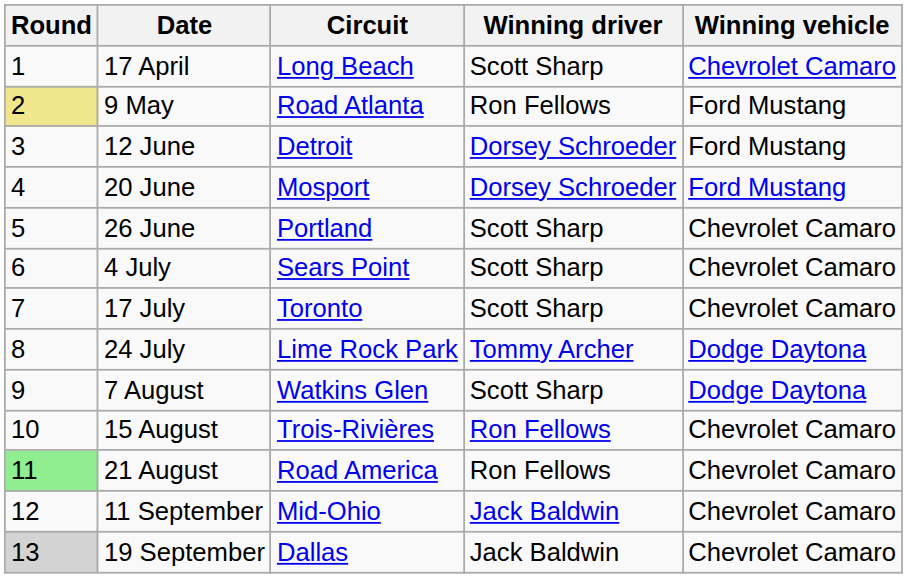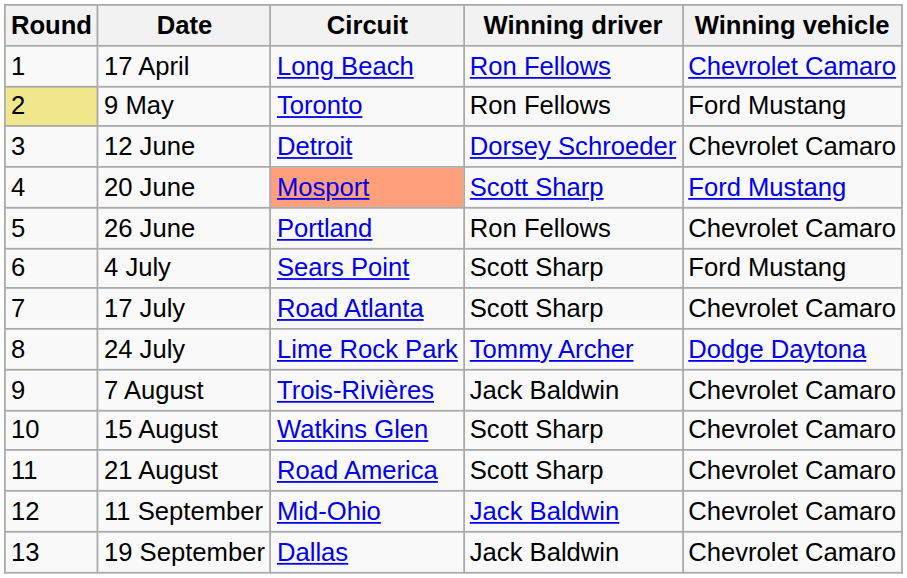(537, 66) Scott Sharp -> (540, 66) Ron Fellows
(350, 107) Road Atlanta -> (320, 107) Toronto
(767, 147) Ford Mustang -> (792, 147) Chevrolet Camaro
(323, 188) no background -> (323, 188) lightsalmon background
(573, 188) Dorsey Schroeder -> (537, 188) Scott Sharp
(537, 228) Scott Sharp -> (540, 228) Ron Fellows
(792, 268) Chevrolet Camaro -> (767, 268) Ford Mustang
(320, 309) Toronto -> (350, 309) Road Atlanta
(353, 390) Watkins Glen -> (355, 390) Trois-Rivières
(537, 390) Scott Sharp -> (545, 390) Jack Baldwin
(777, 390) Dodge Daytona -> (792, 390) Chevrolet Camaro
(355, 430) Trois-Rivières -> (353, 430) Watkins Glen
(540, 430) Ron Fellows -> (537, 430) Scott Sharp
(24, 471) lightgreen background -> (24, 471) no background
(540, 471) Ron Fellows -> (537, 471) Scott Sharp
(25, 552) lightgrey background -> (25, 552) no background
